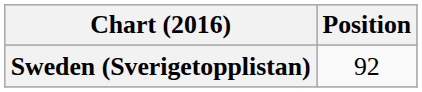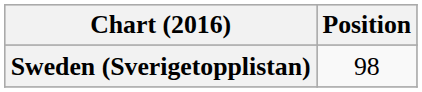(367, 65) 92 -> (367, 65) 98
